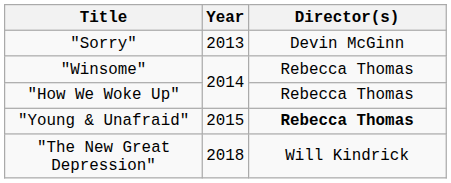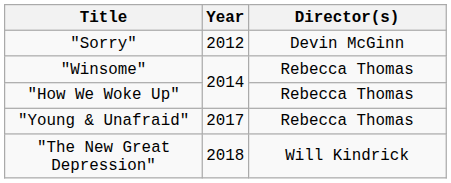(225, 43) 2013 -> (225, 43) 2012
(225, 121) 2015 -> (225, 121) 2017
(347, 121) bold -> (347, 121) normal
